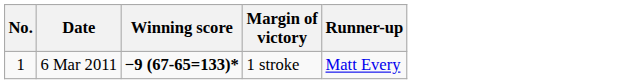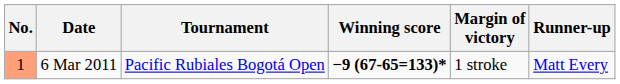+ column: (225, 28)
(21, 65) no background -> (21, 65) lightsalmon background
